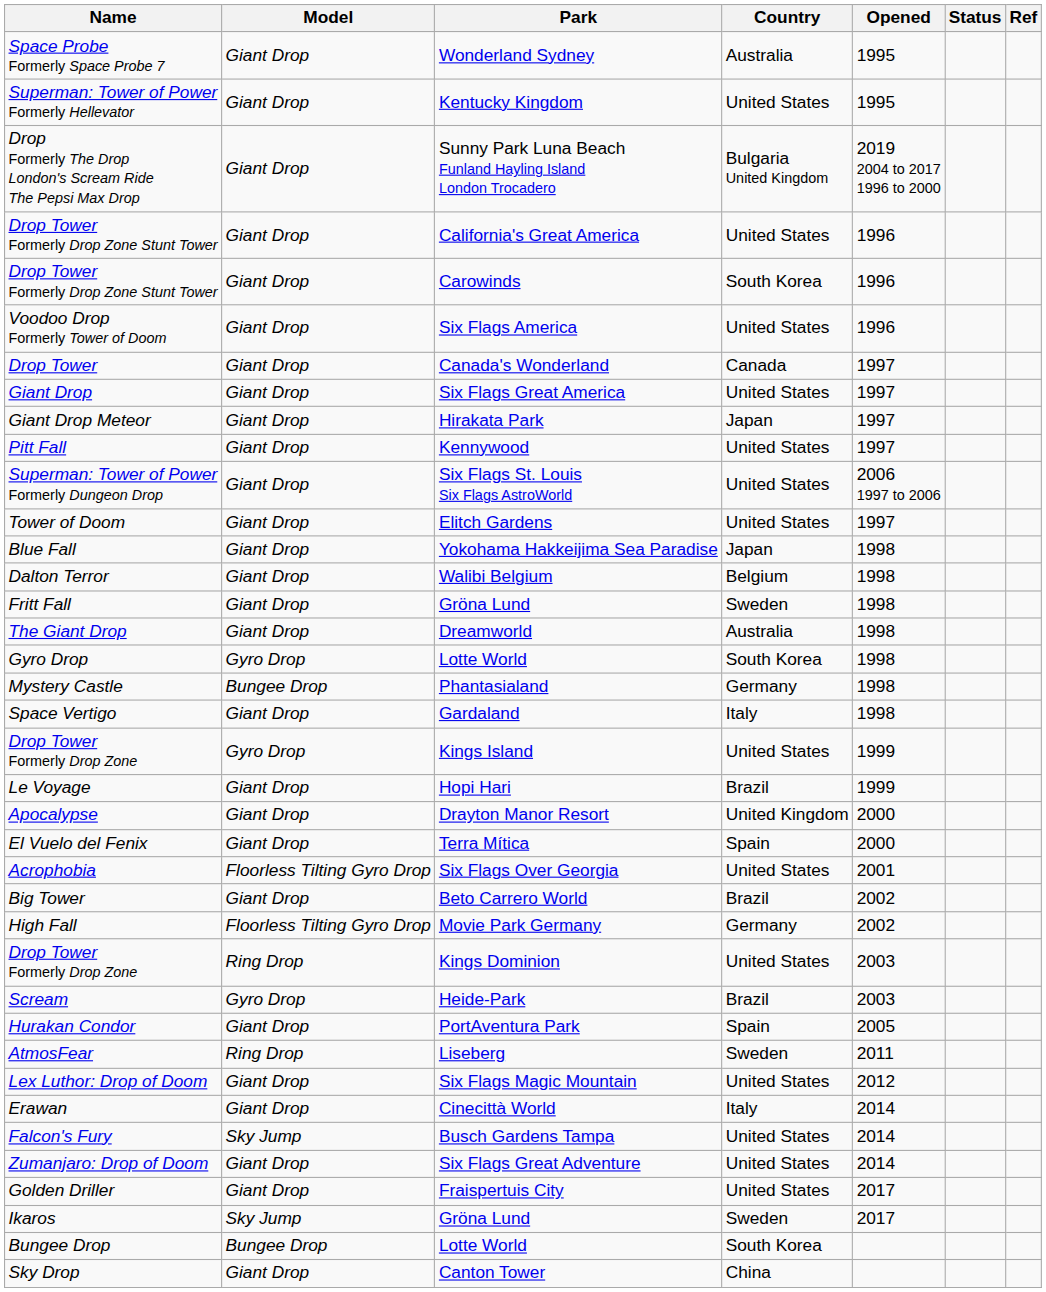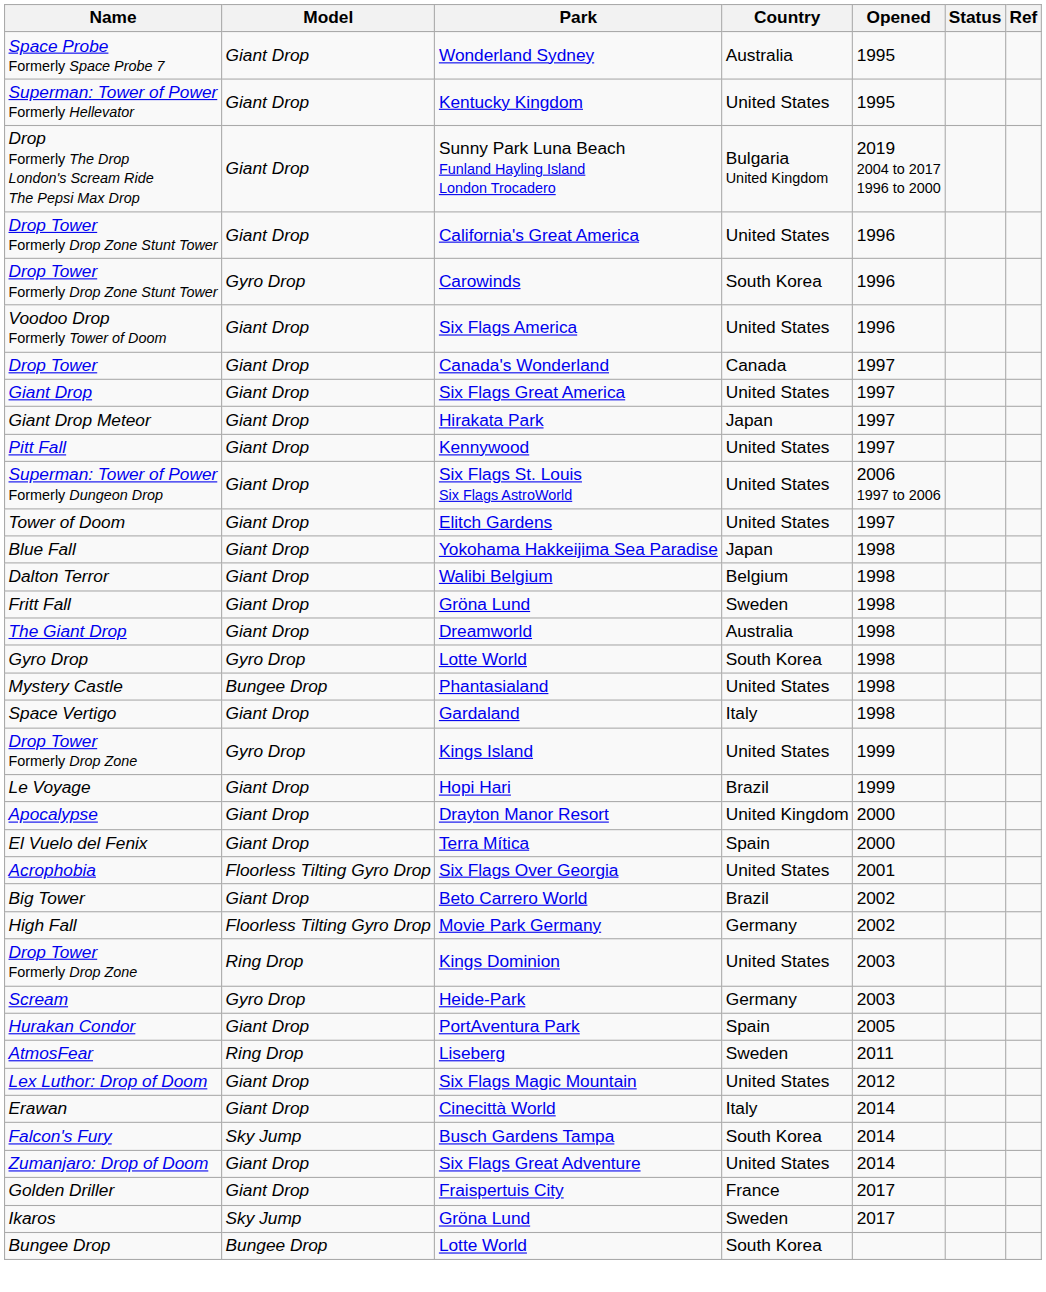(267, 281) Giant Drop -> (265, 281) Gyro Drop
(761, 686) Germany -> (778, 686) United States
(747, 999) Brazil -> (761, 999) Germany
(778, 1136) United States -> (774, 1136) South Korea
(778, 1191) United States -> (753, 1191) France
- row: (44, 1273)
